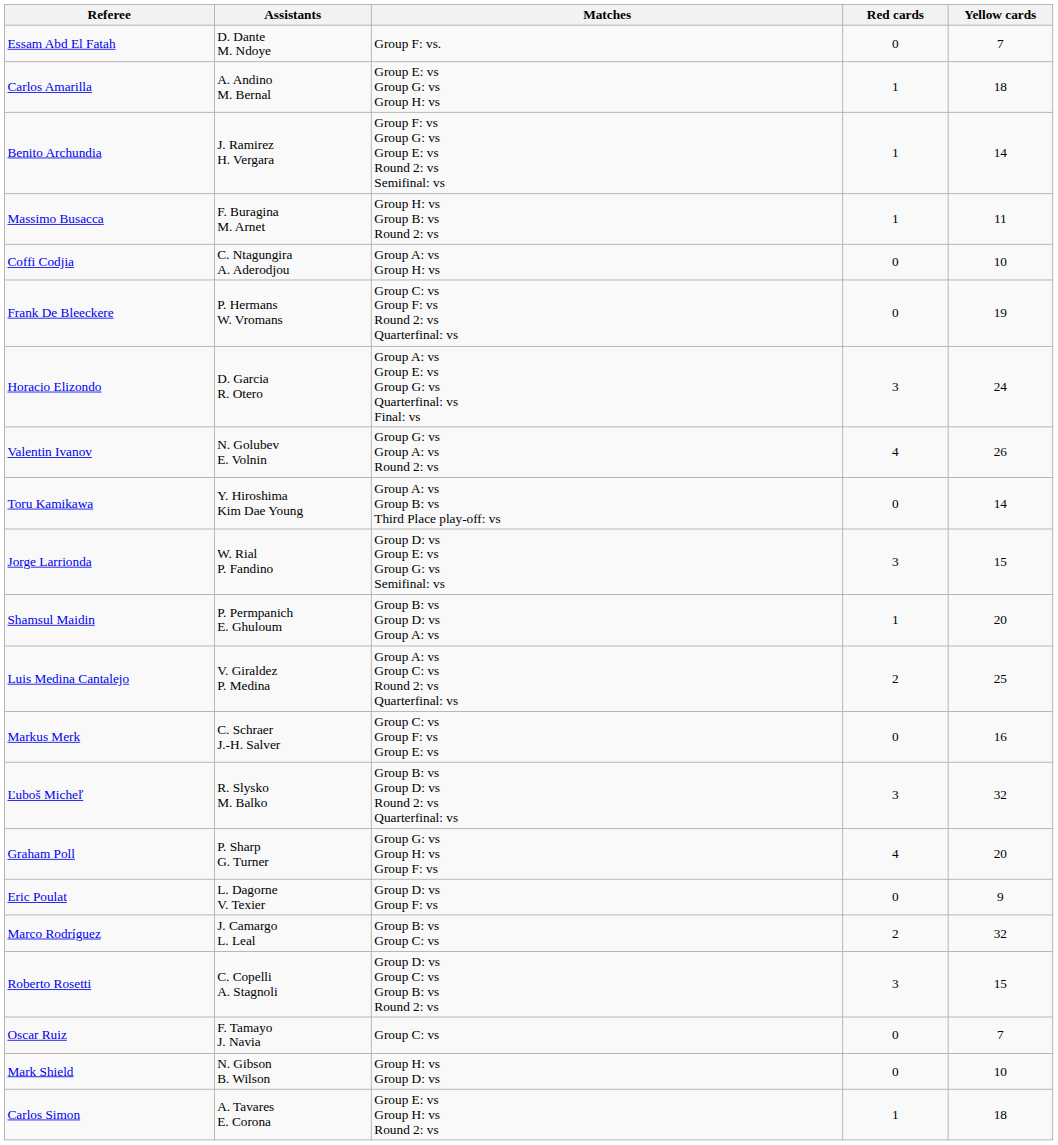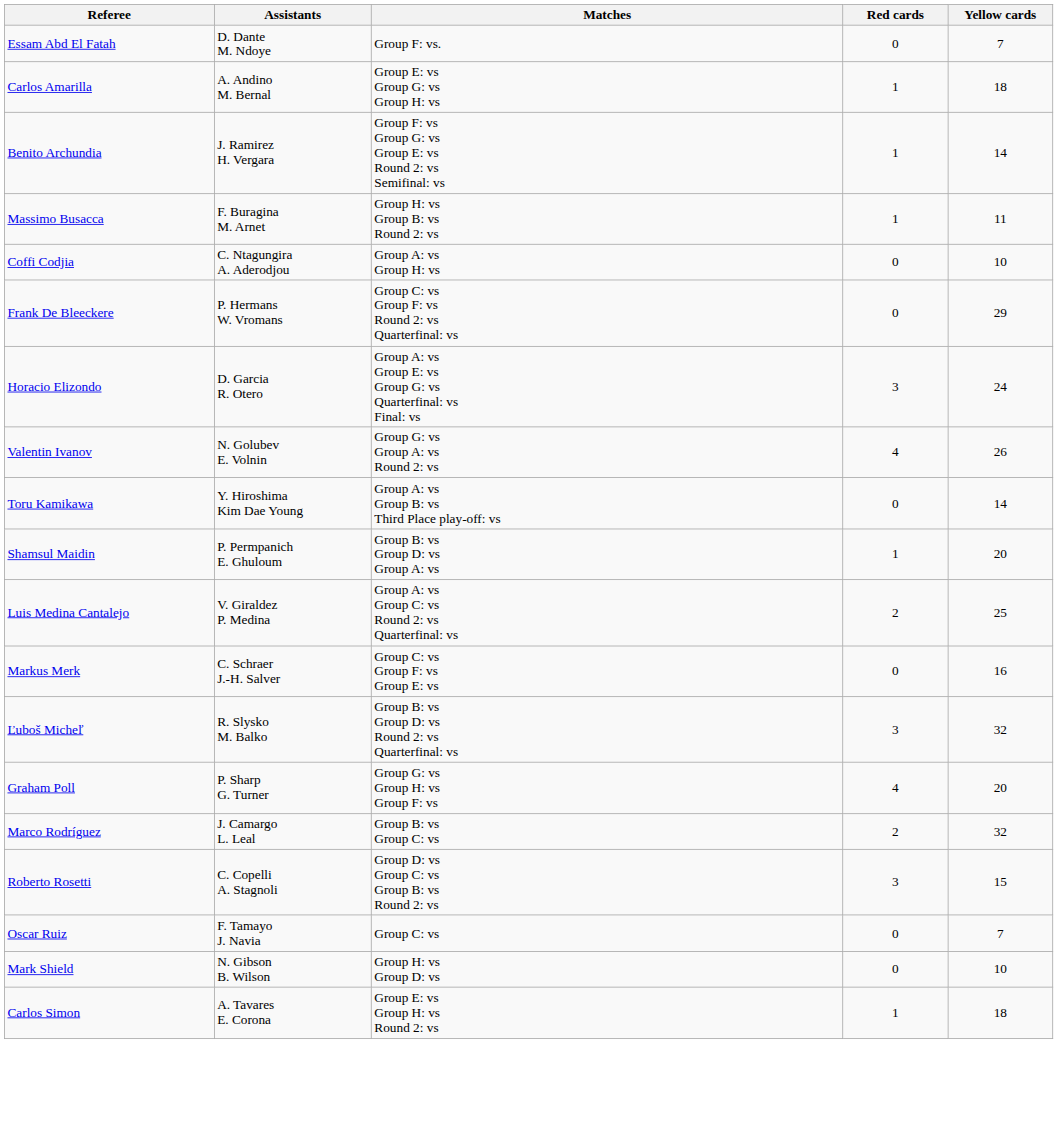(1000, 313) 19 -> (1000, 313) 29
- row: (50, 561)
- row: (37, 897)
